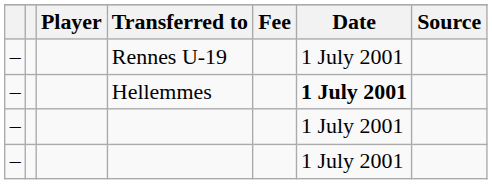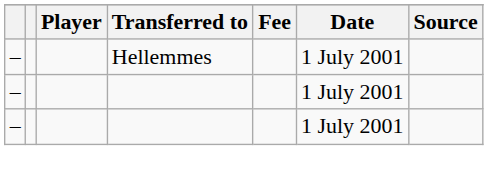- row: (15, 56)
(354, 91) bold -> (352, 56) normal
